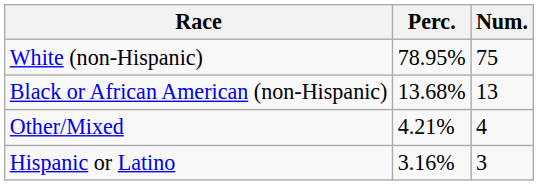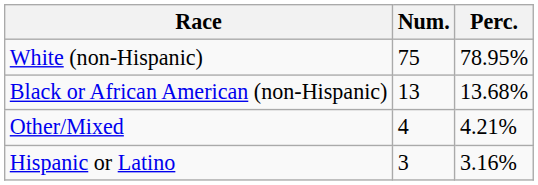columns swapped: (502, 22) <-> (432, 22)
